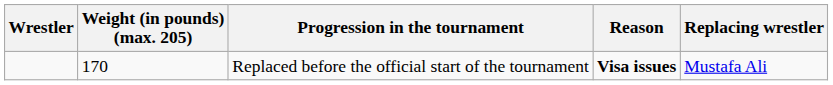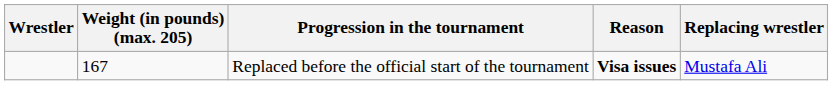(95, 65) 170 -> (95, 65) 167
